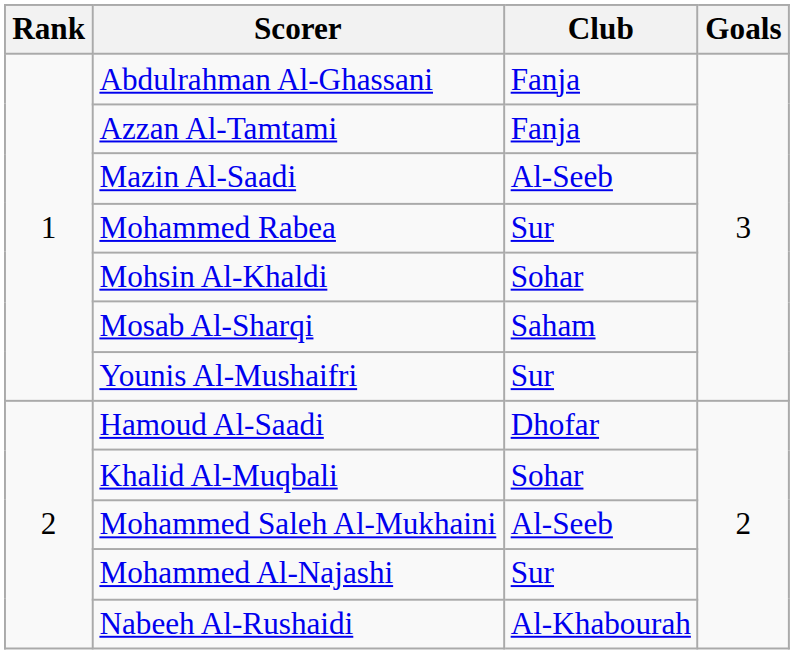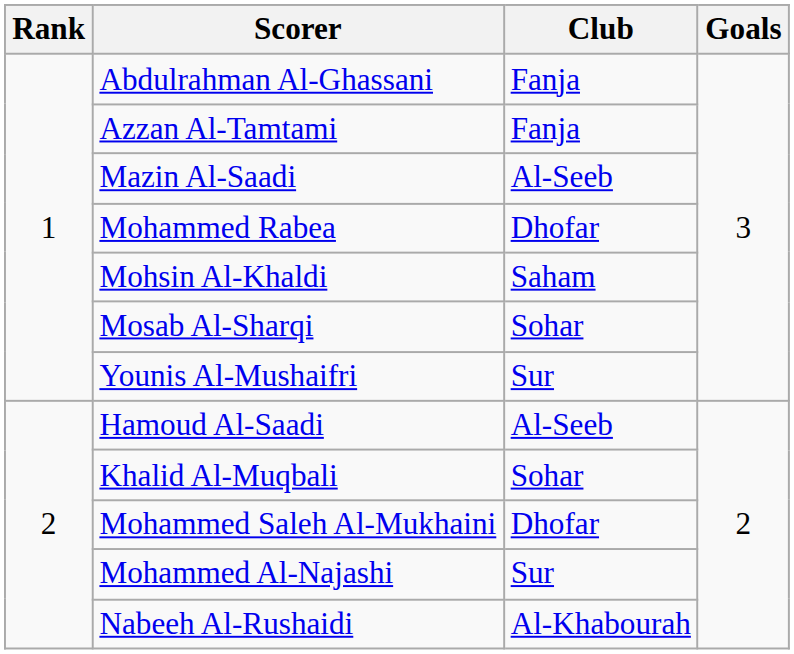(532, 227) Sur -> (555, 227) Dhofar
(547, 276) Sohar -> (553, 276) Saham
(553, 326) Saham -> (547, 326) Sohar
(555, 425) Dhofar -> (562, 425) Al-Seeb
(562, 524) Al-Seeb -> (555, 524) Dhofar
